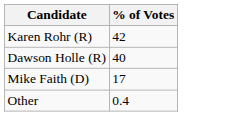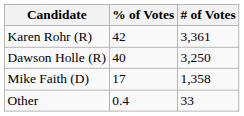+ column: (208, 15)
